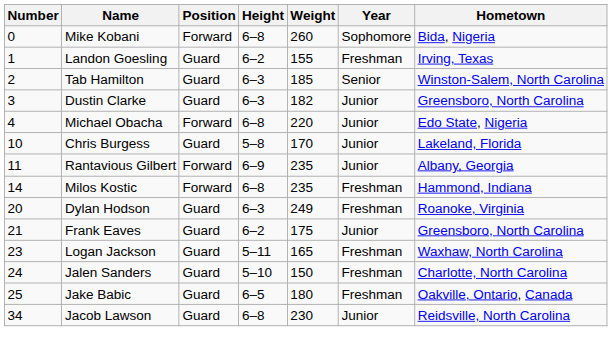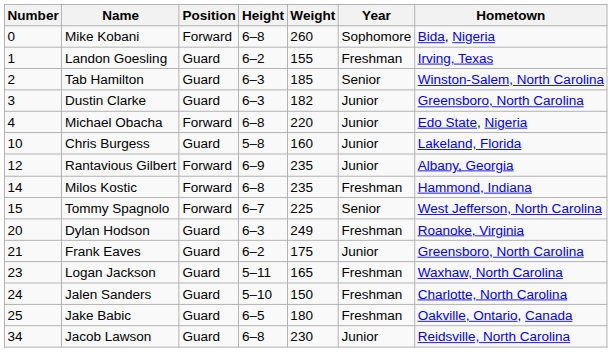(302, 144) 170 -> (302, 144) 160
(15, 165) 11 -> (15, 165) 12
+ row: (117, 208)
